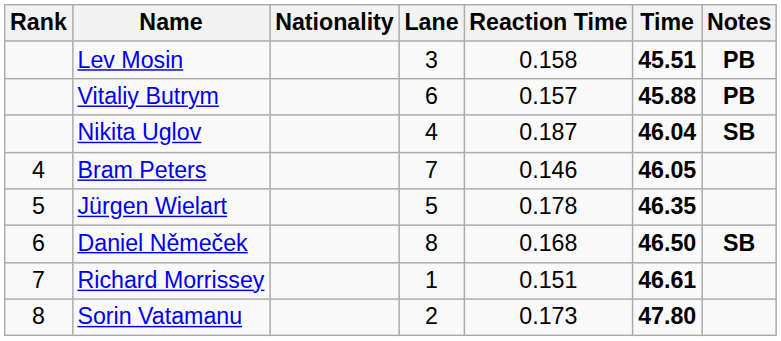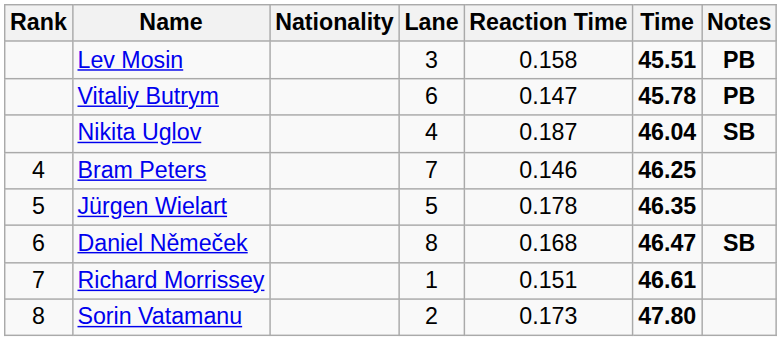(548, 96) 0.157 -> (548, 96) 0.147
(667, 96) 45.88 -> (667, 96) 45.78
(667, 170) 46.05 -> (667, 170) 46.25
(667, 243) 46.50 -> (667, 243) 46.47
